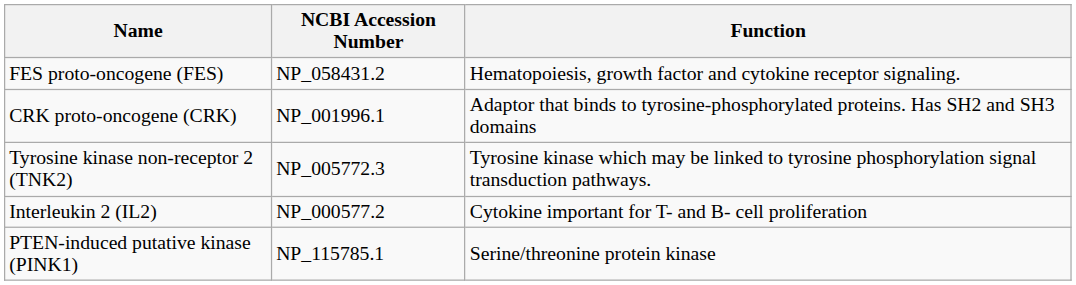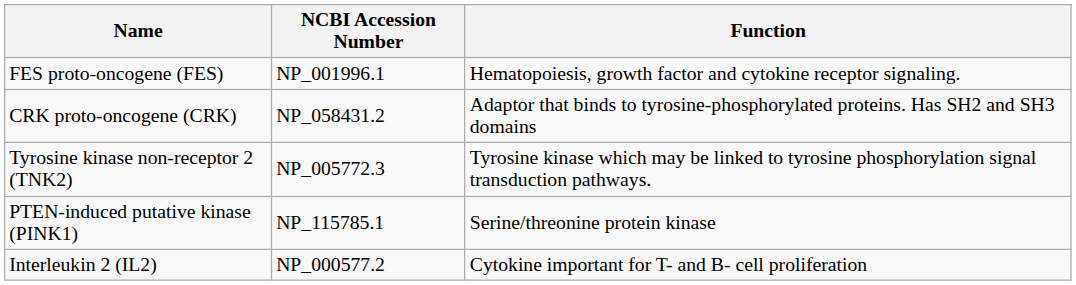(331, 73) NP_058431.2 -> (331, 73) NP_001996.1
(331, 115) NP_001996.1 -> (331, 115) NP_058431.2
rows swapped: (130, 253) <-> (83, 211)
